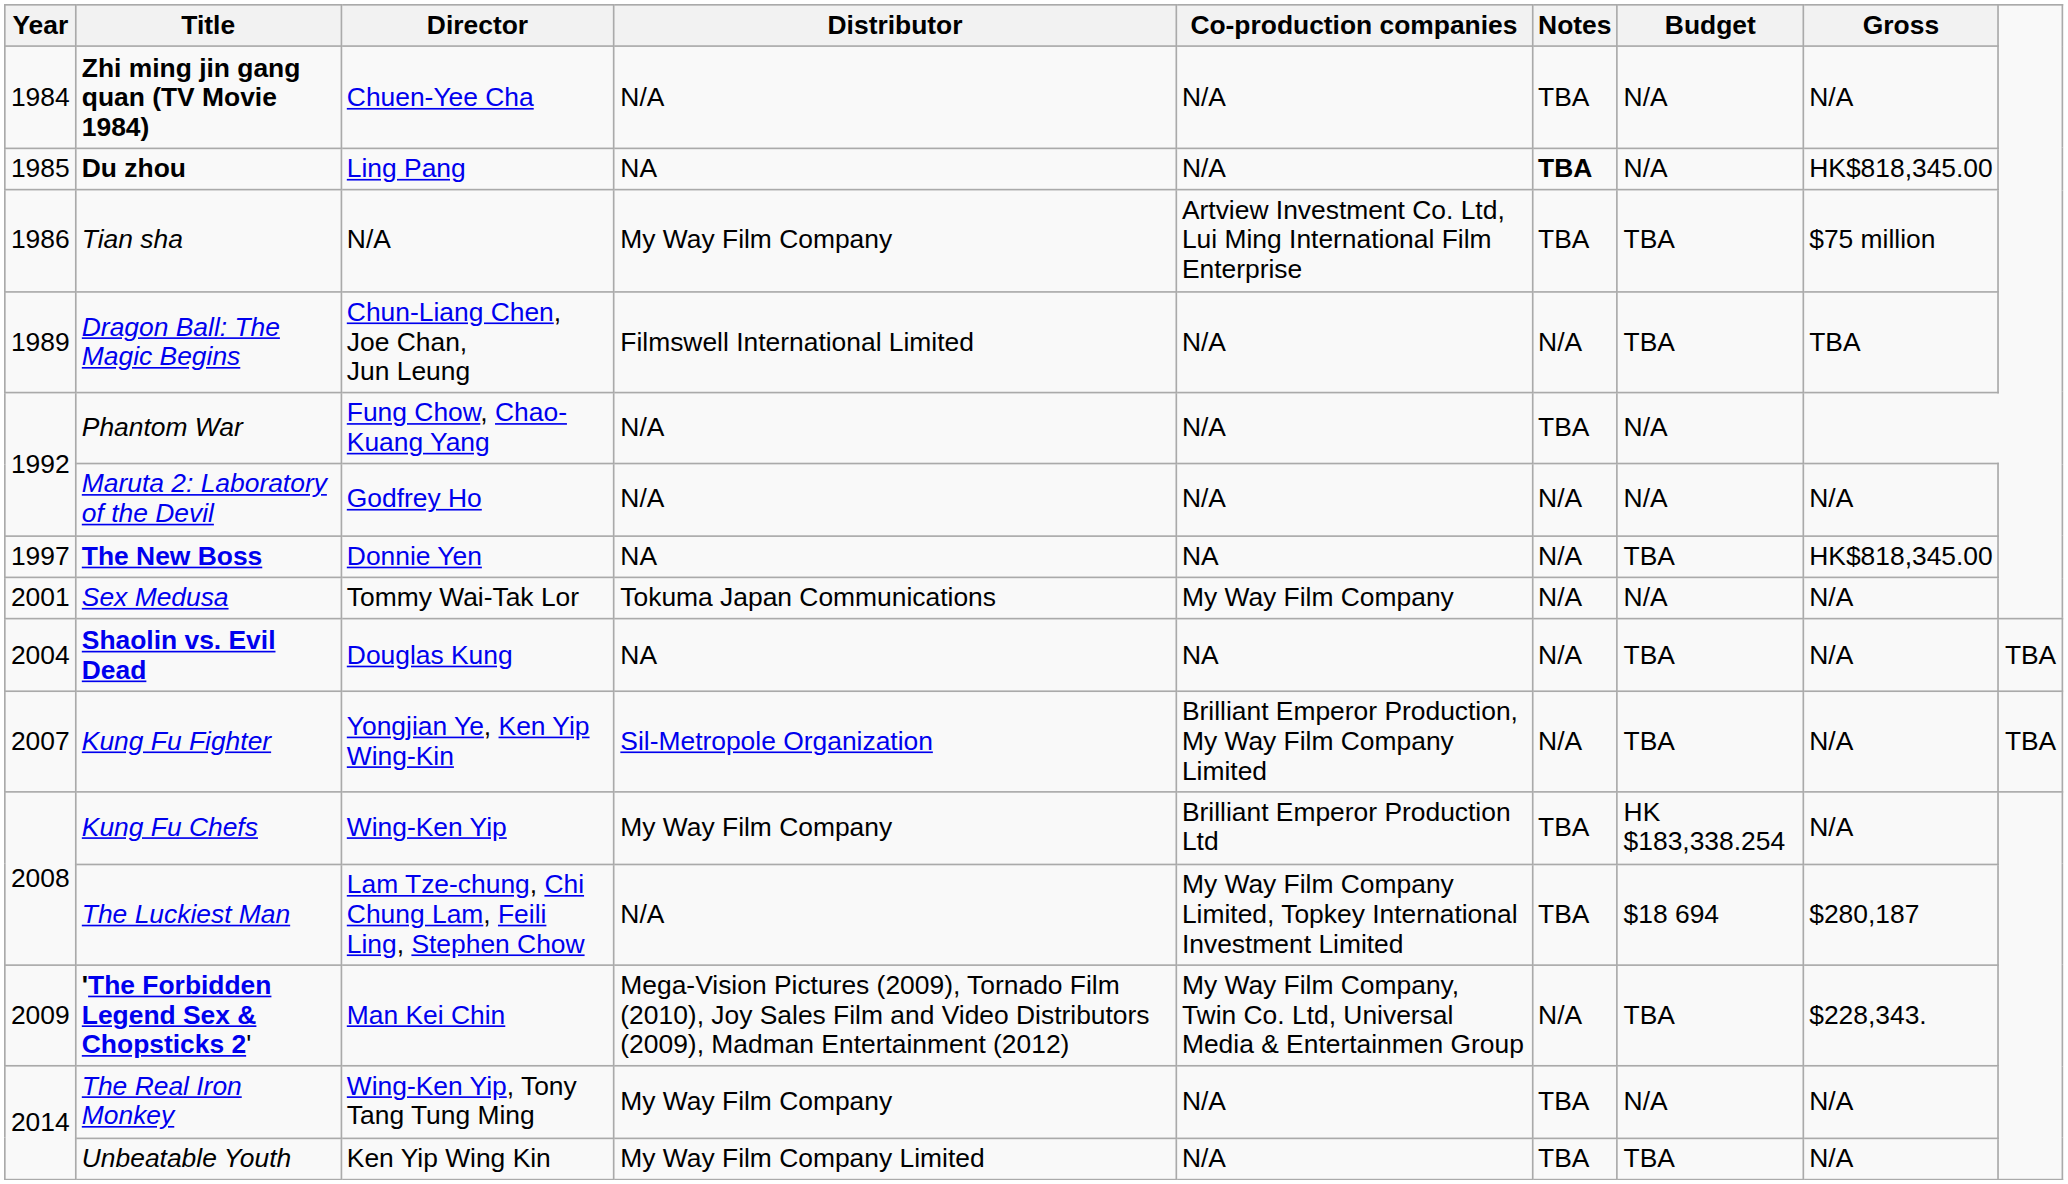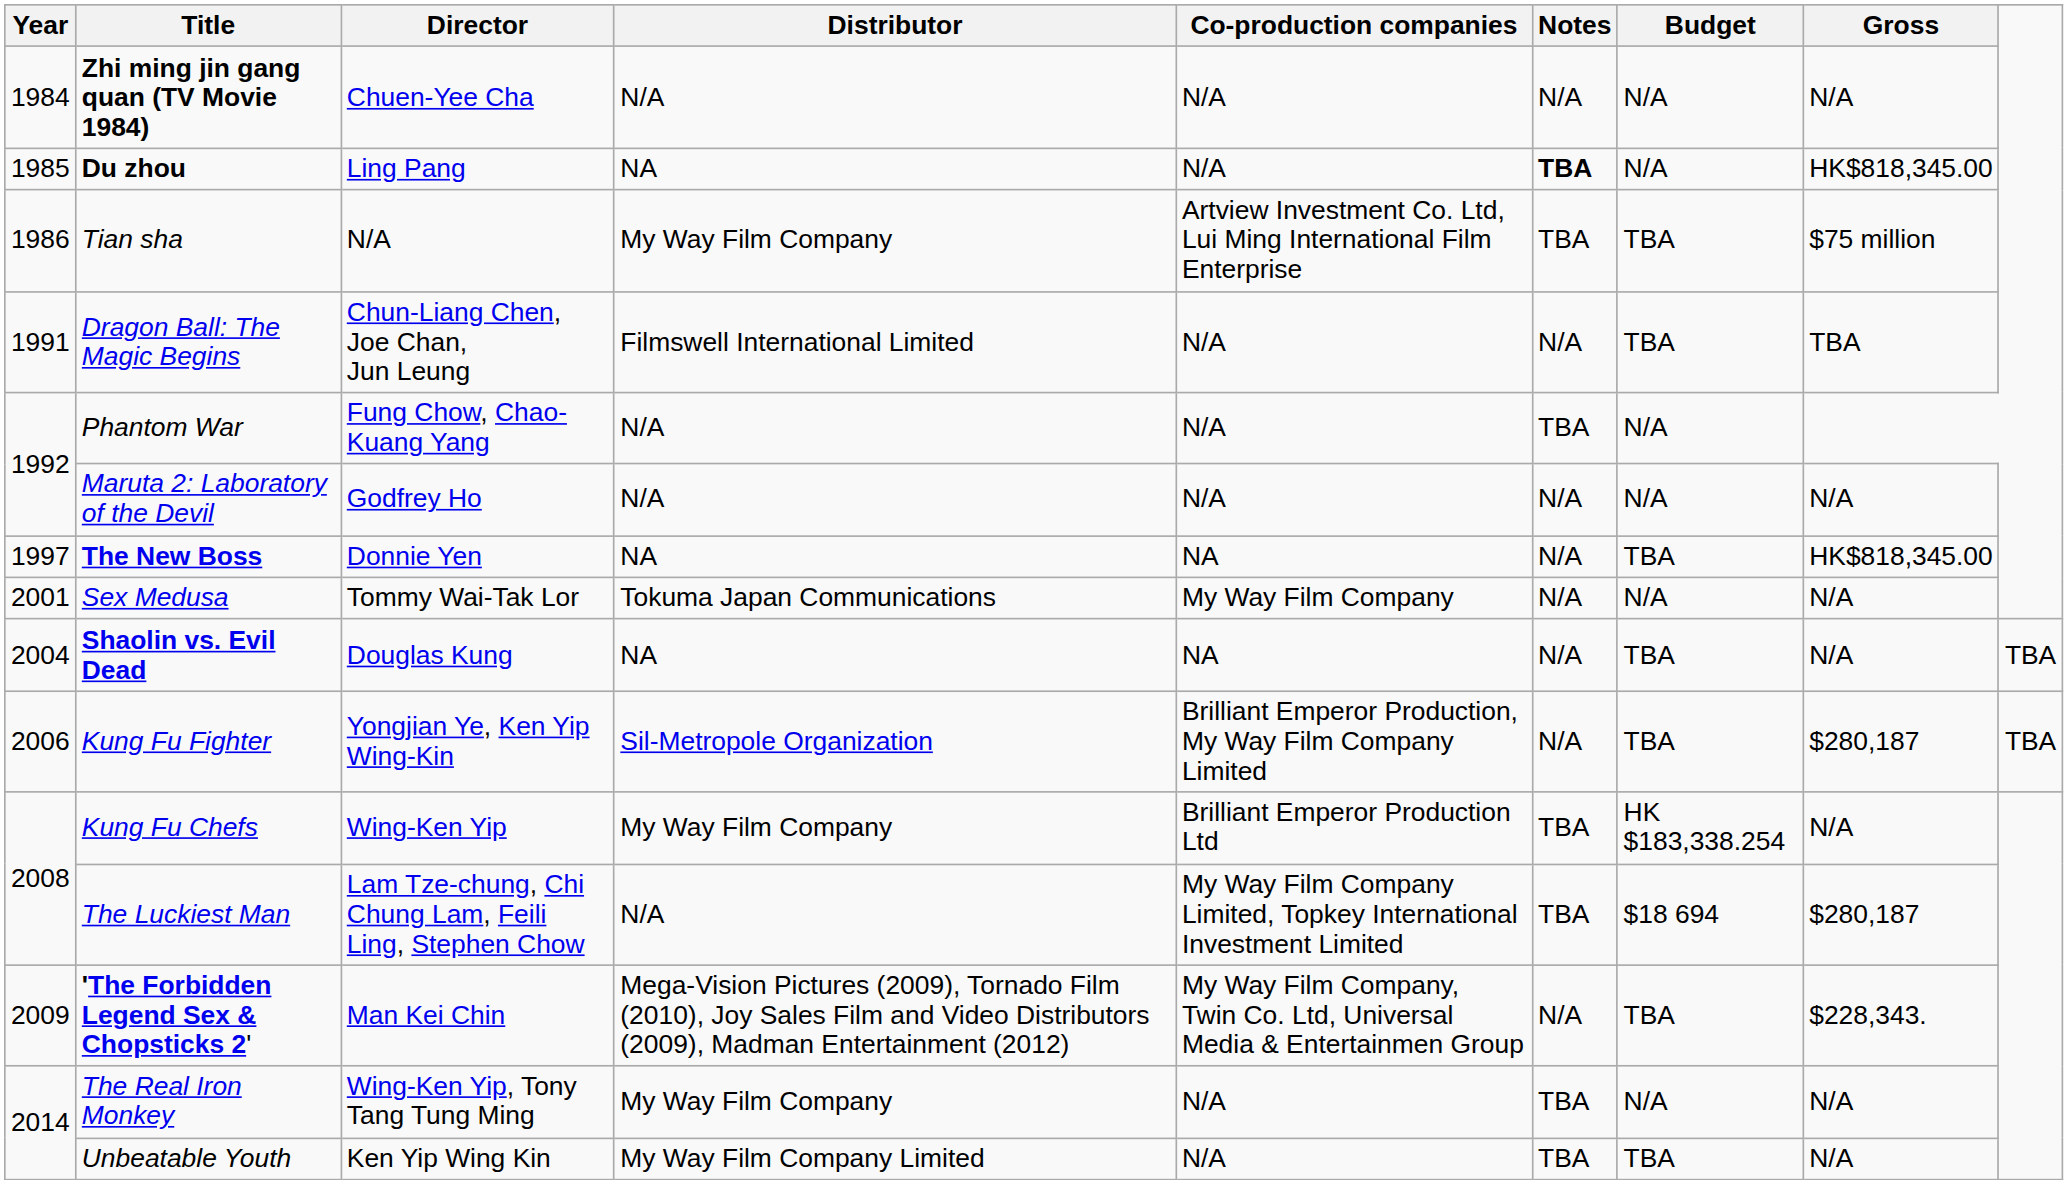(1564, 97) TBA -> (1560, 97) N/A
(40, 341) 1989 -> (40, 341) 1991
(40, 741) 2007 -> (40, 741) 2006
(1831, 741) N/A -> (1864, 741) $280,187
